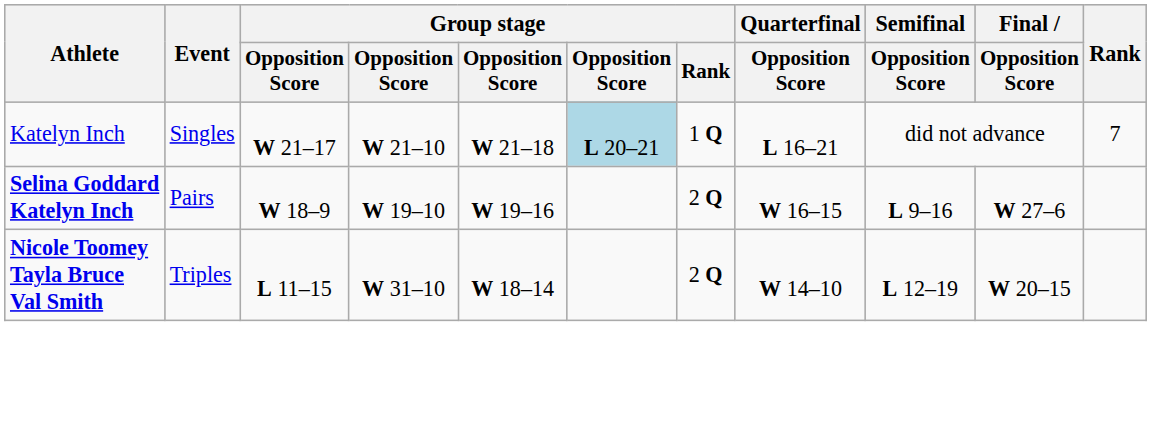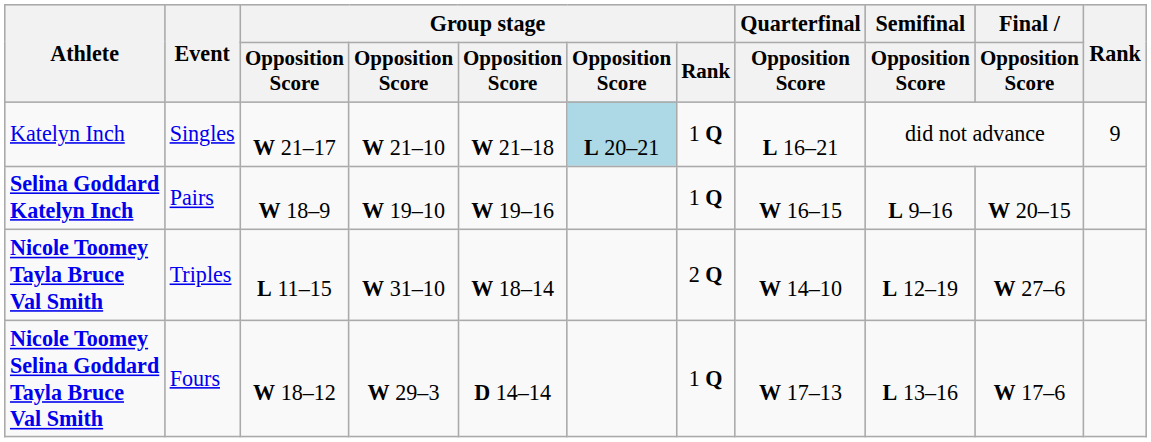(1115, 133) 7 -> (1115, 133) 9
(706, 197) 2 Q -> (706, 197) 1 Q
(1029, 210) W 27–6 -> (1029, 210) W 20–15
(1029, 288) W 20–15 -> (1029, 288) W 27–6
+ row: (85, 378)
